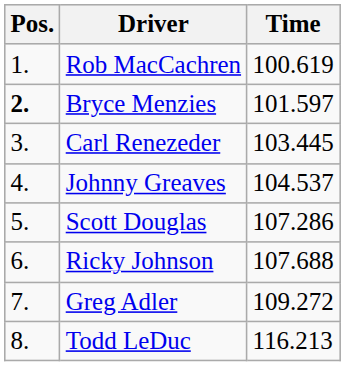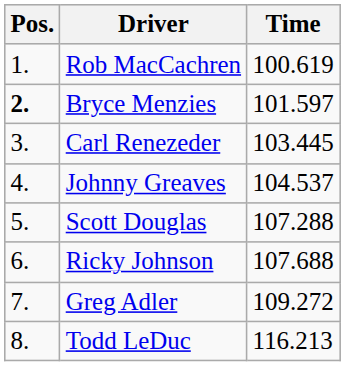(293, 222) 107.286 -> (293, 222) 107.288
